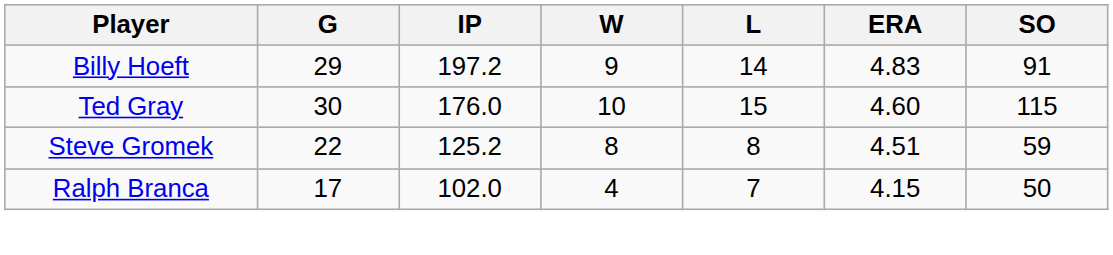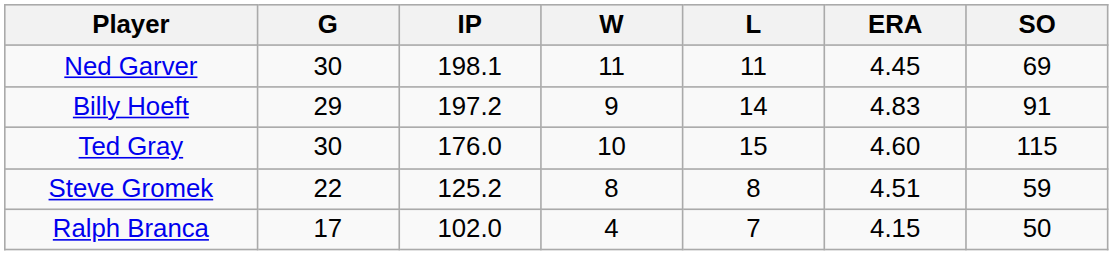+ row: (131, 65)
